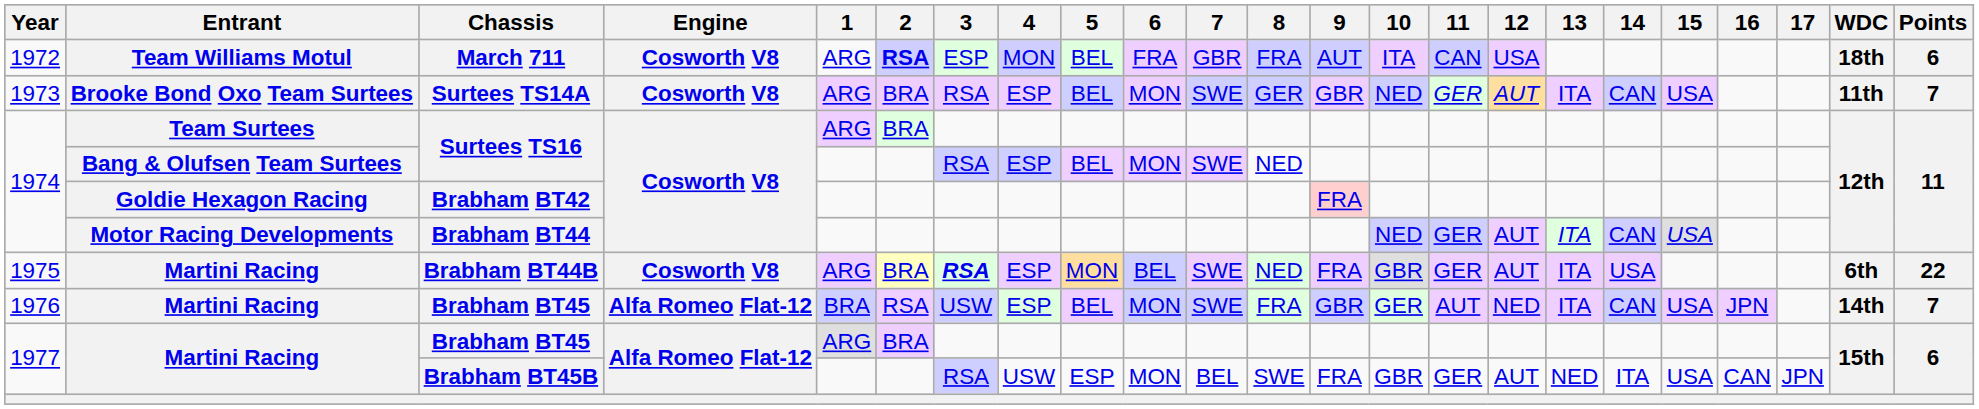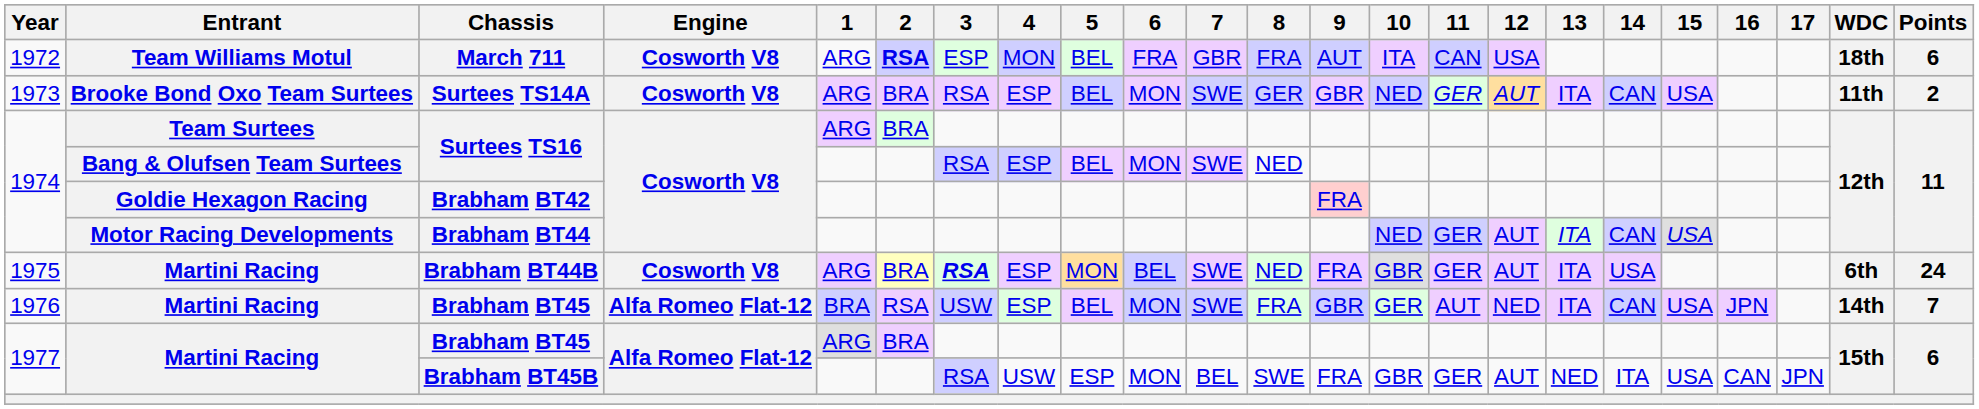(1933, 93) 7 -> (1933, 93) 2
(1933, 270) 22 -> (1933, 270) 24
